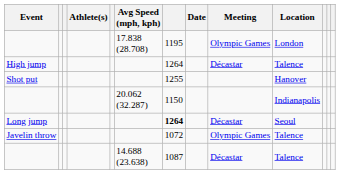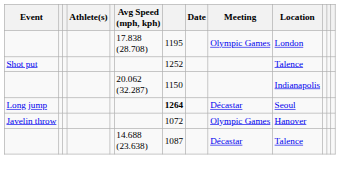- row: (26, 64)
(174, 79) 1255 -> (174, 64) 1252
(290, 79) Hanover -> (289, 64) Talence
(289, 136) Talence -> (290, 121) Hanover
